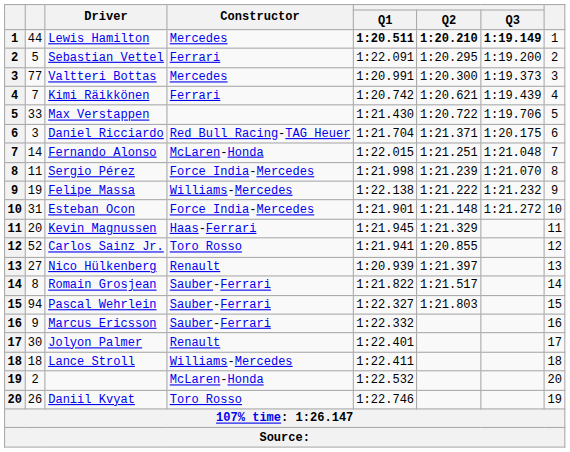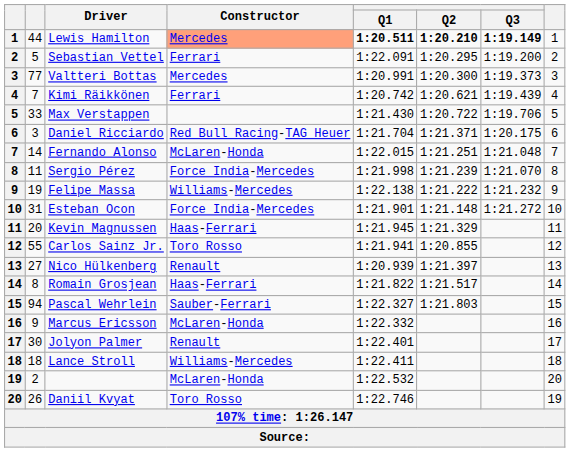(199, 39) no background -> (199, 39) lightsalmon background
(35, 248) 52 -> (35, 248) 55
(220, 286) Sauber-Ferrari -> (213, 286) Haas-Ferrari
(220, 324) Sauber-Ferrari -> (217, 324) McLaren-Honda
